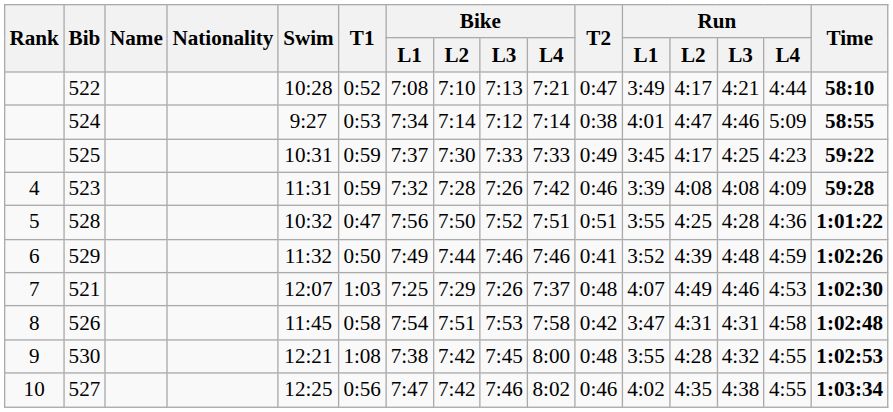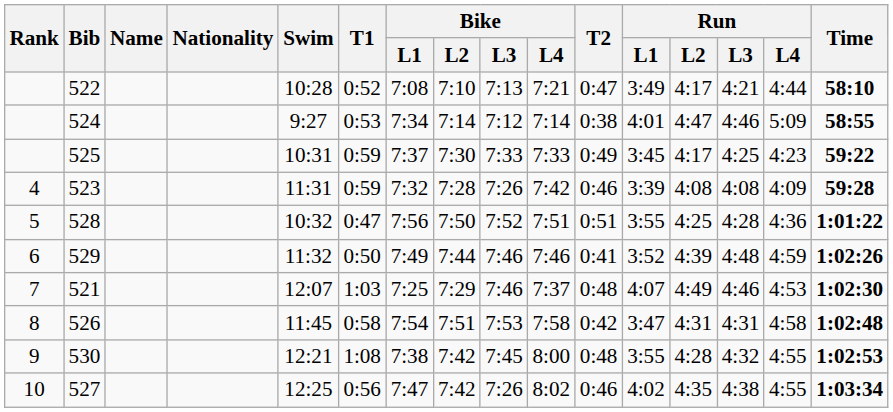(504, 289) 7:26 -> (504, 289) 7:46
(504, 389) 7:46 -> (504, 389) 7:26
